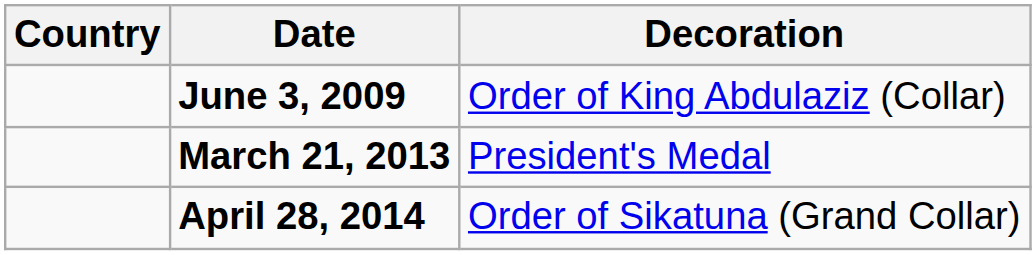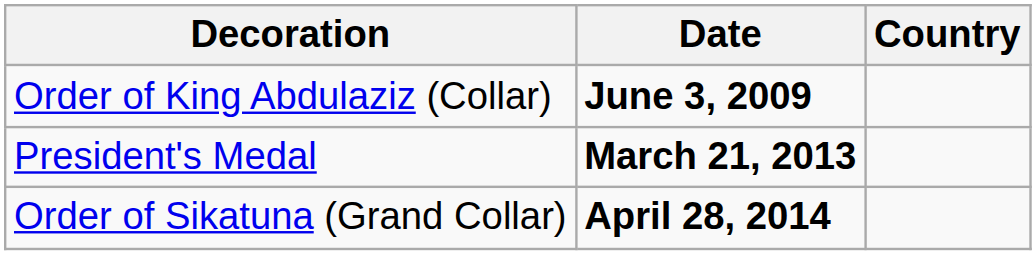columns swapped: (87, 34) <-> (744, 34)
